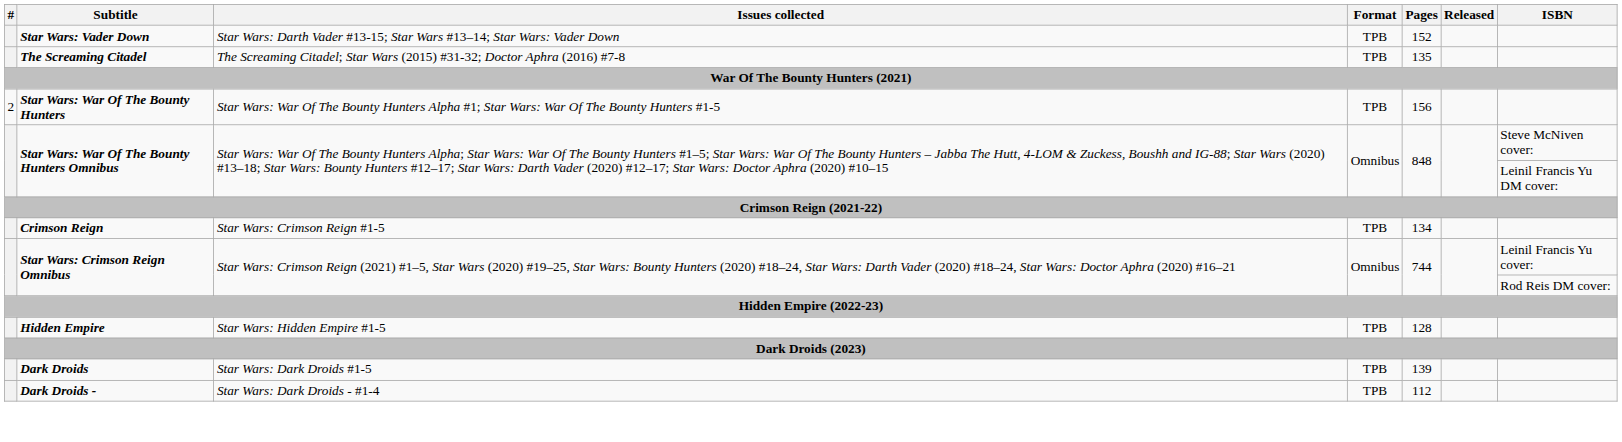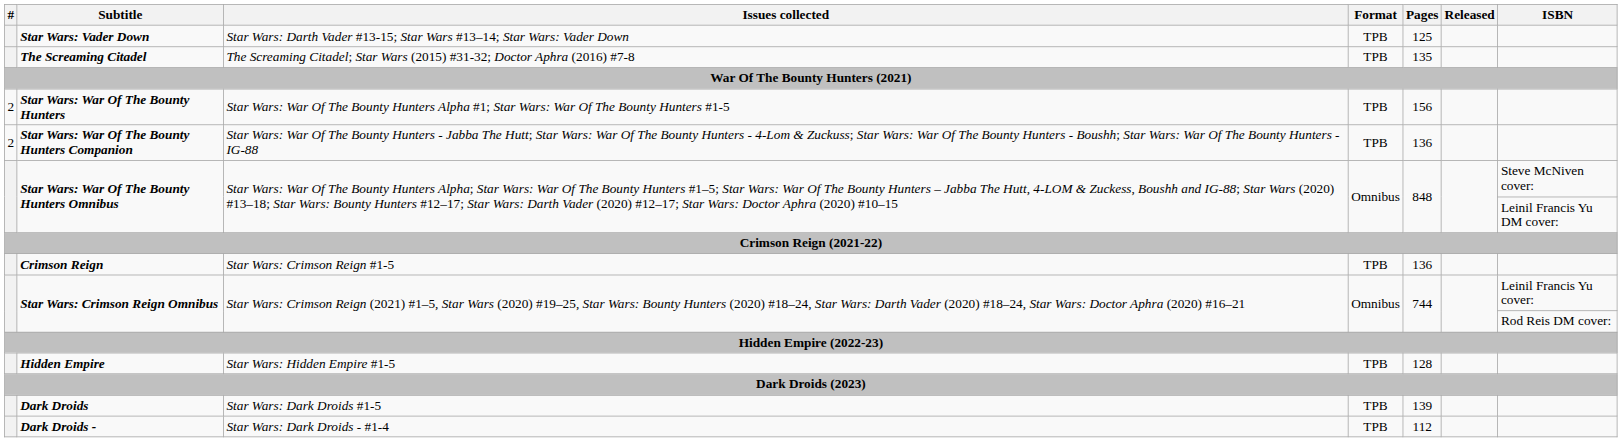(1422, 36) 152 -> (1422, 36) 125
+ row: (105, 142)
(1422, 228) 134 -> (1422, 264) 136
